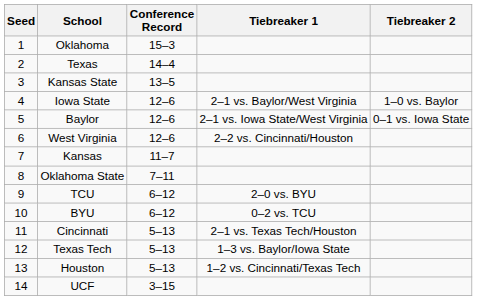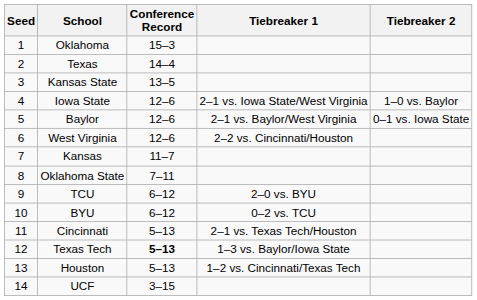(284, 101) 2–1 vs. Baylor/West Virginia -> (284, 101) 2–1 vs. Iowa State/West Virginia
(284, 120) 2–1 vs. Iowa State/West Virginia -> (284, 120) 2–1 vs. Baylor/West Virginia
(162, 249) normal -> (162, 249) bold
